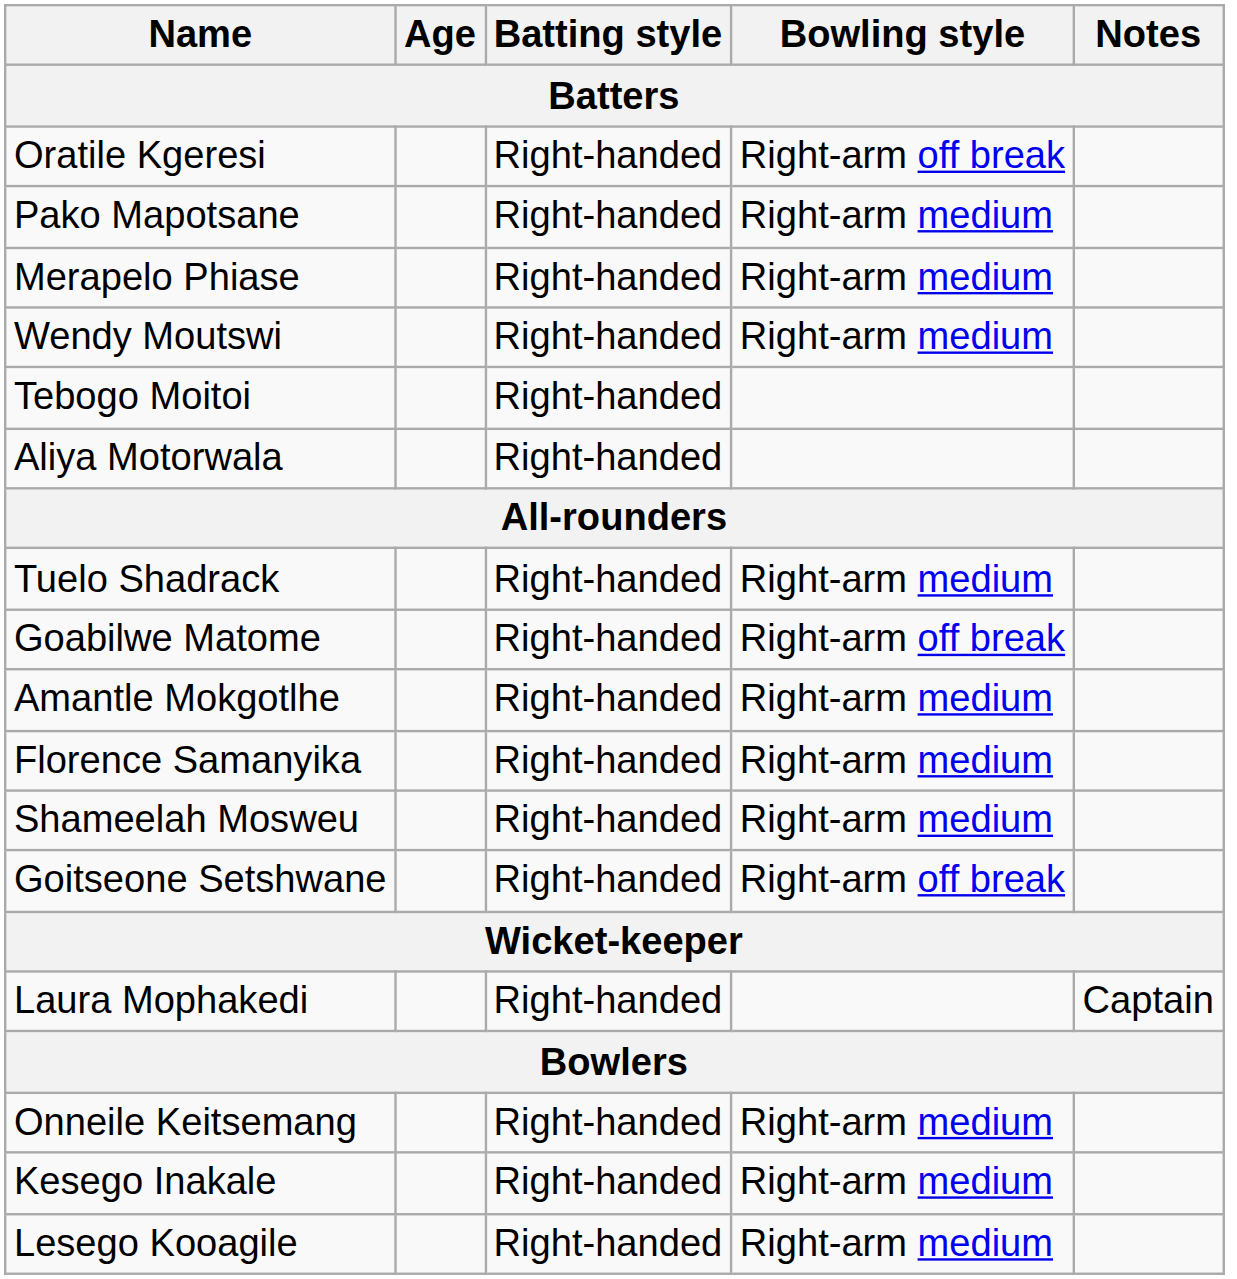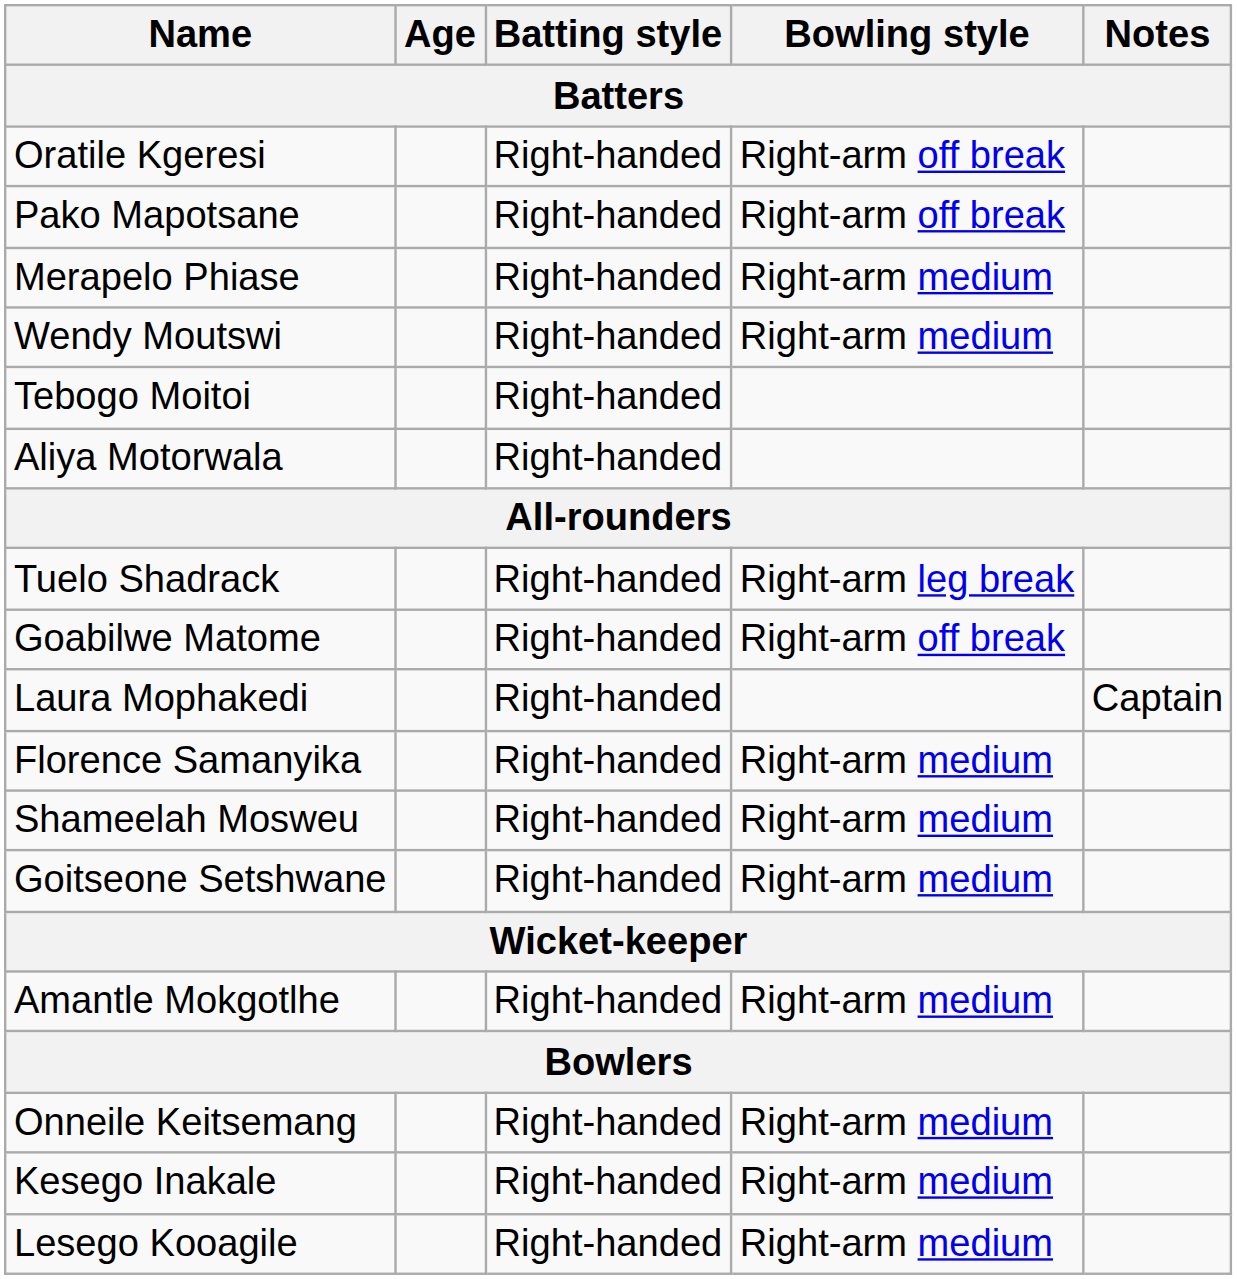(896, 215) Right-arm medium -> (902, 215) Right-arm off break
(896, 578) Right-arm medium -> (907, 578) Right-arm leg break
rows swapped: (177, 699) <-> (161, 1000)
(902, 880) Right-arm off break -> (896, 880) Right-arm medium
